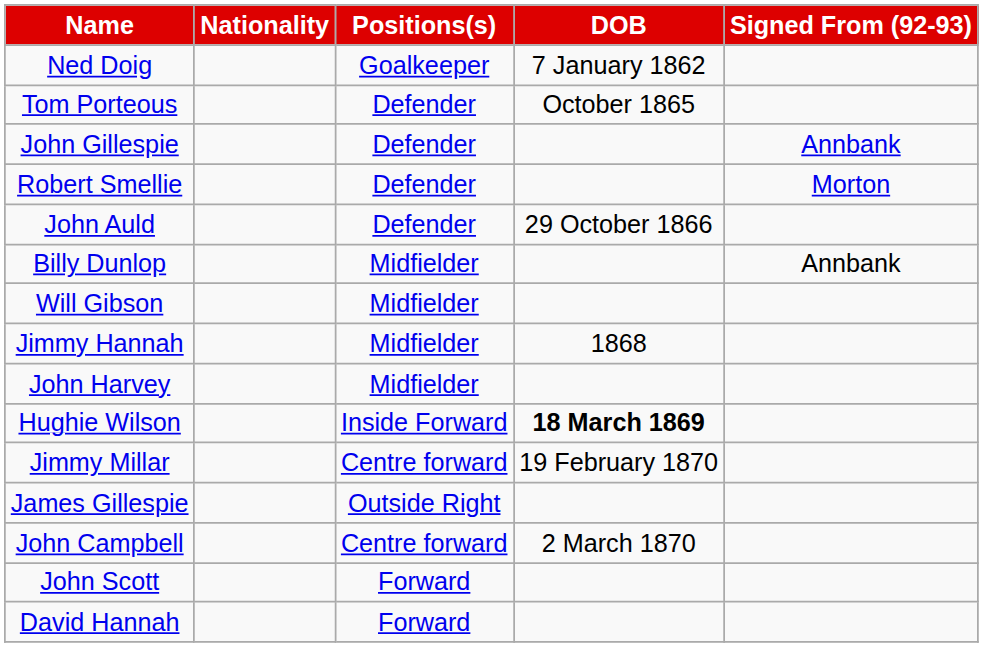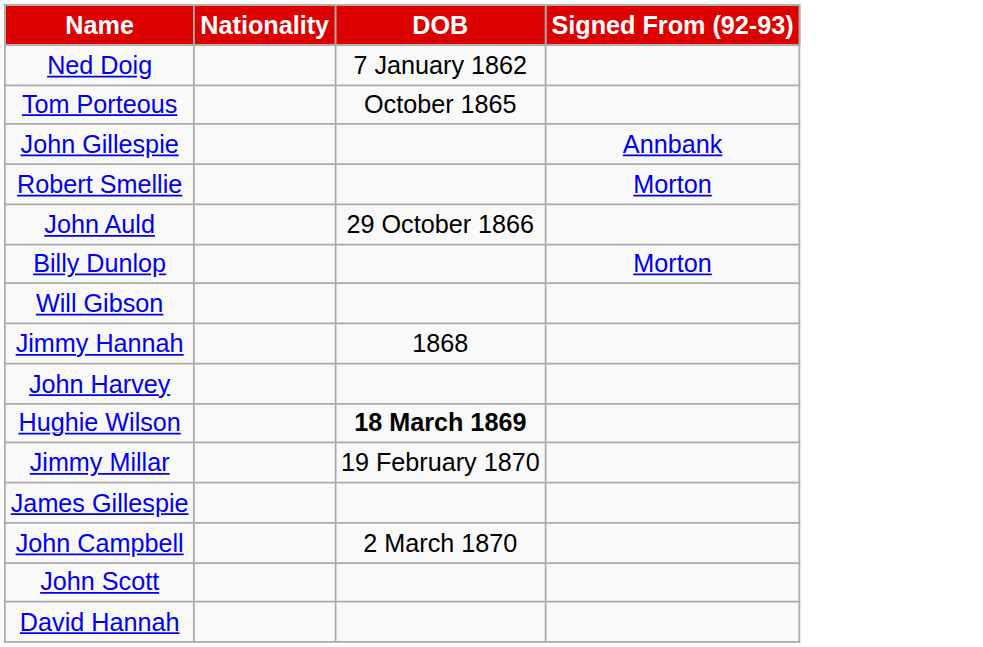- column: (424, 25)
(851, 264) Annbank -> (673, 264) Morton
